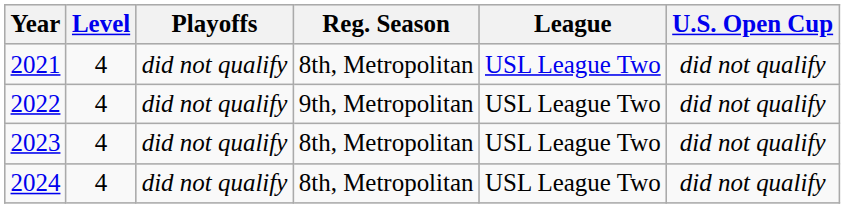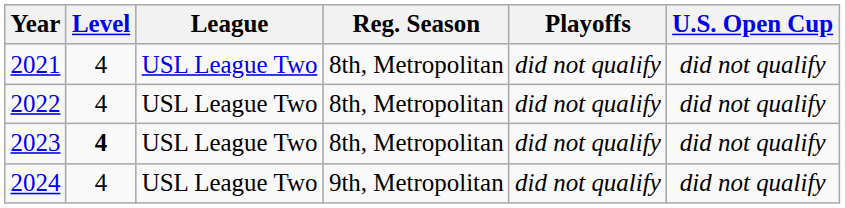columns swapped: (573, 24) <-> (214, 24)
(386, 103) 9th, Metropolitan -> (416, 103) 8th, Metropolitan
(101, 143) normal -> (101, 143) bold
(386, 182) 8th, Metropolitan -> (416, 182) 9th, Metropolitan
